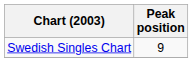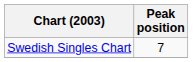(161, 47) 9 -> (161, 47) 7
